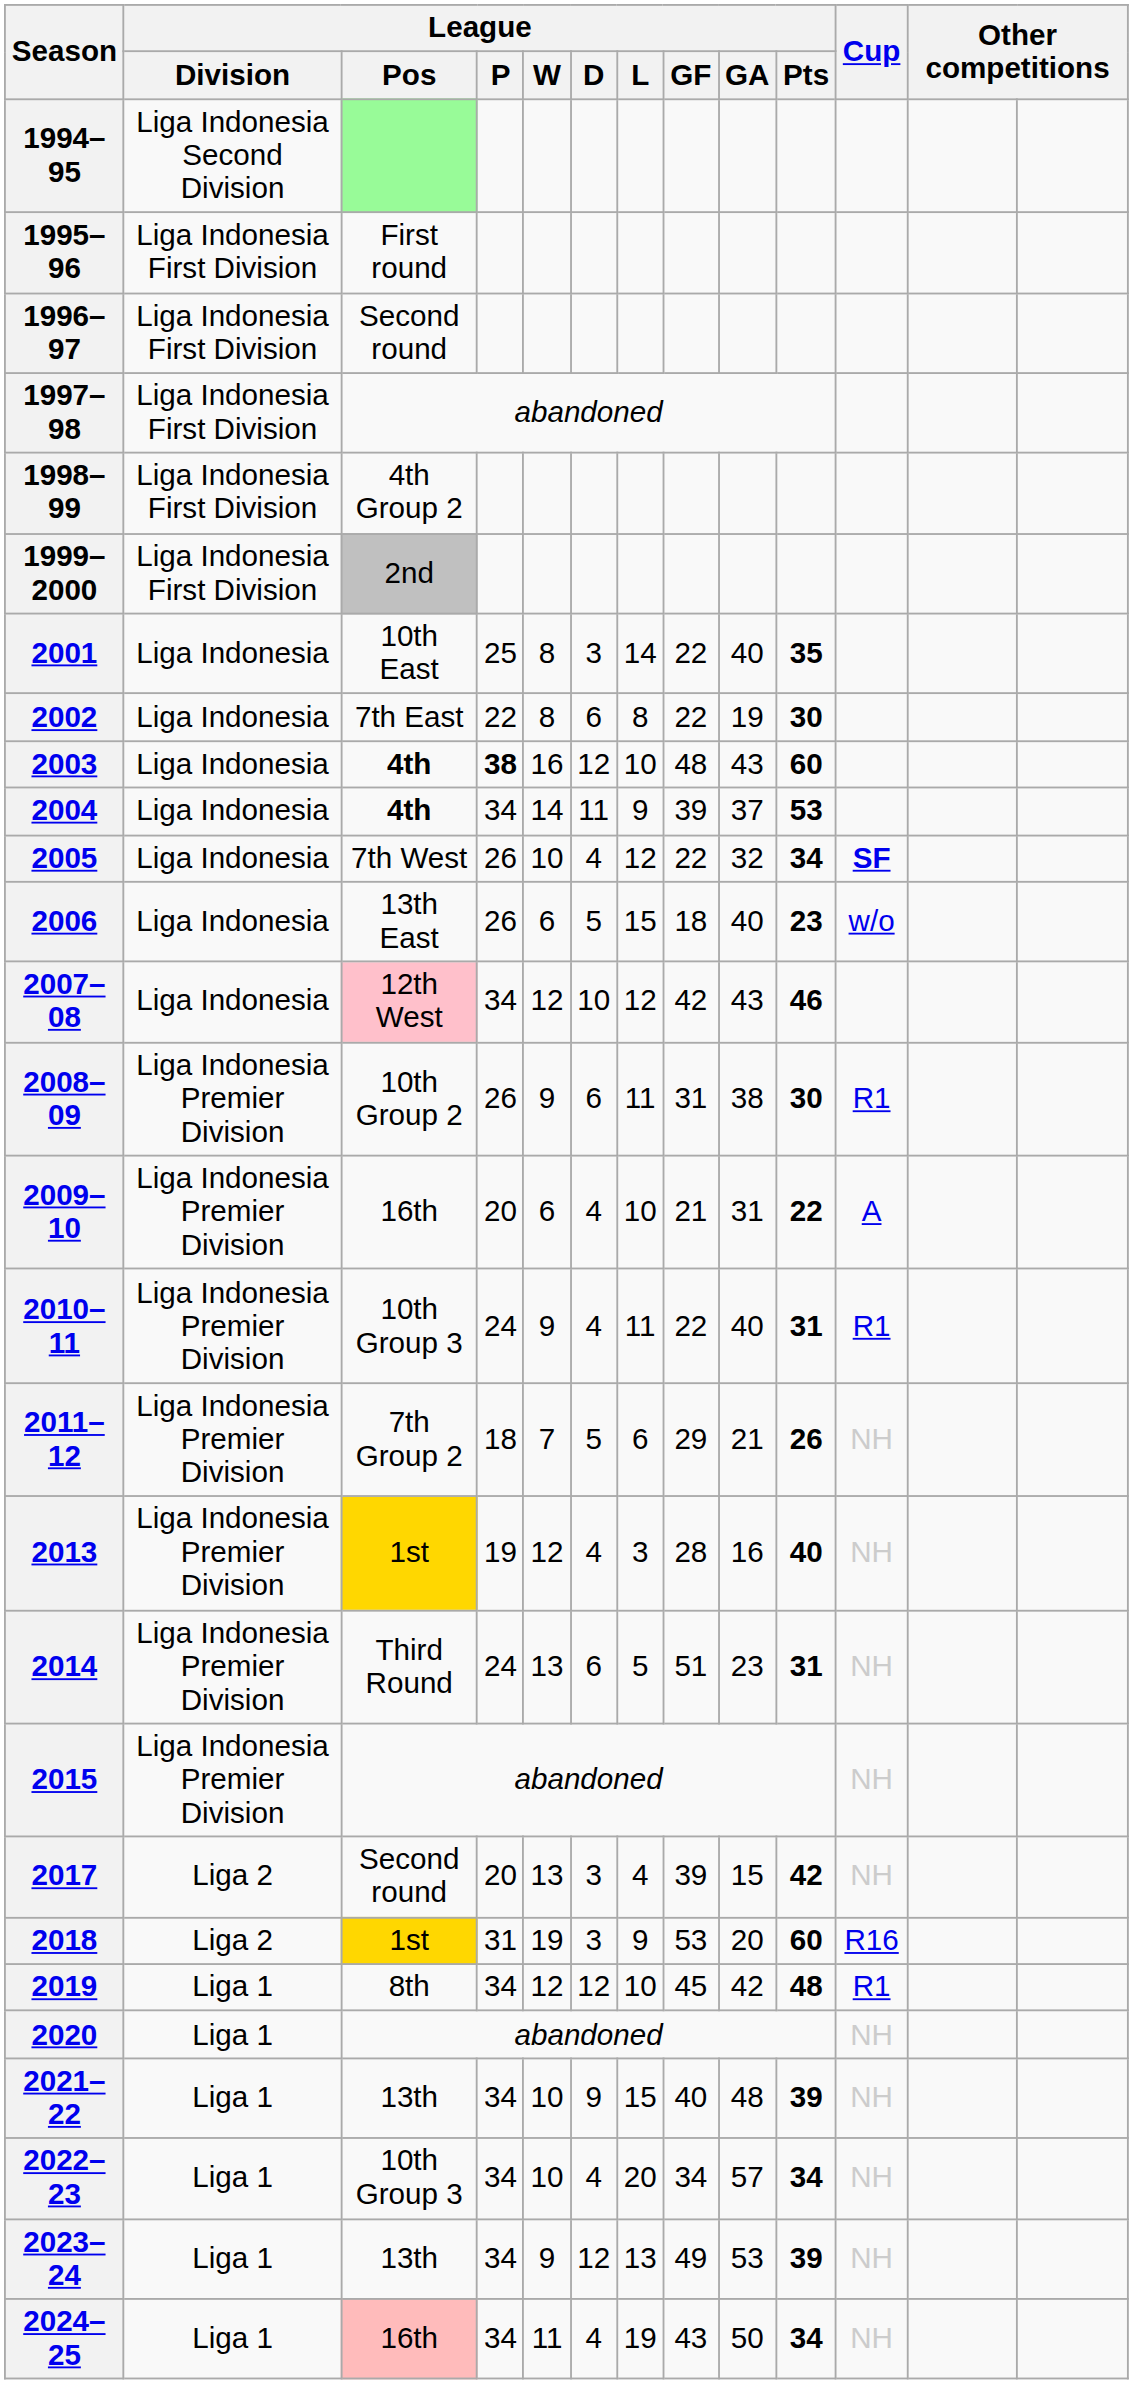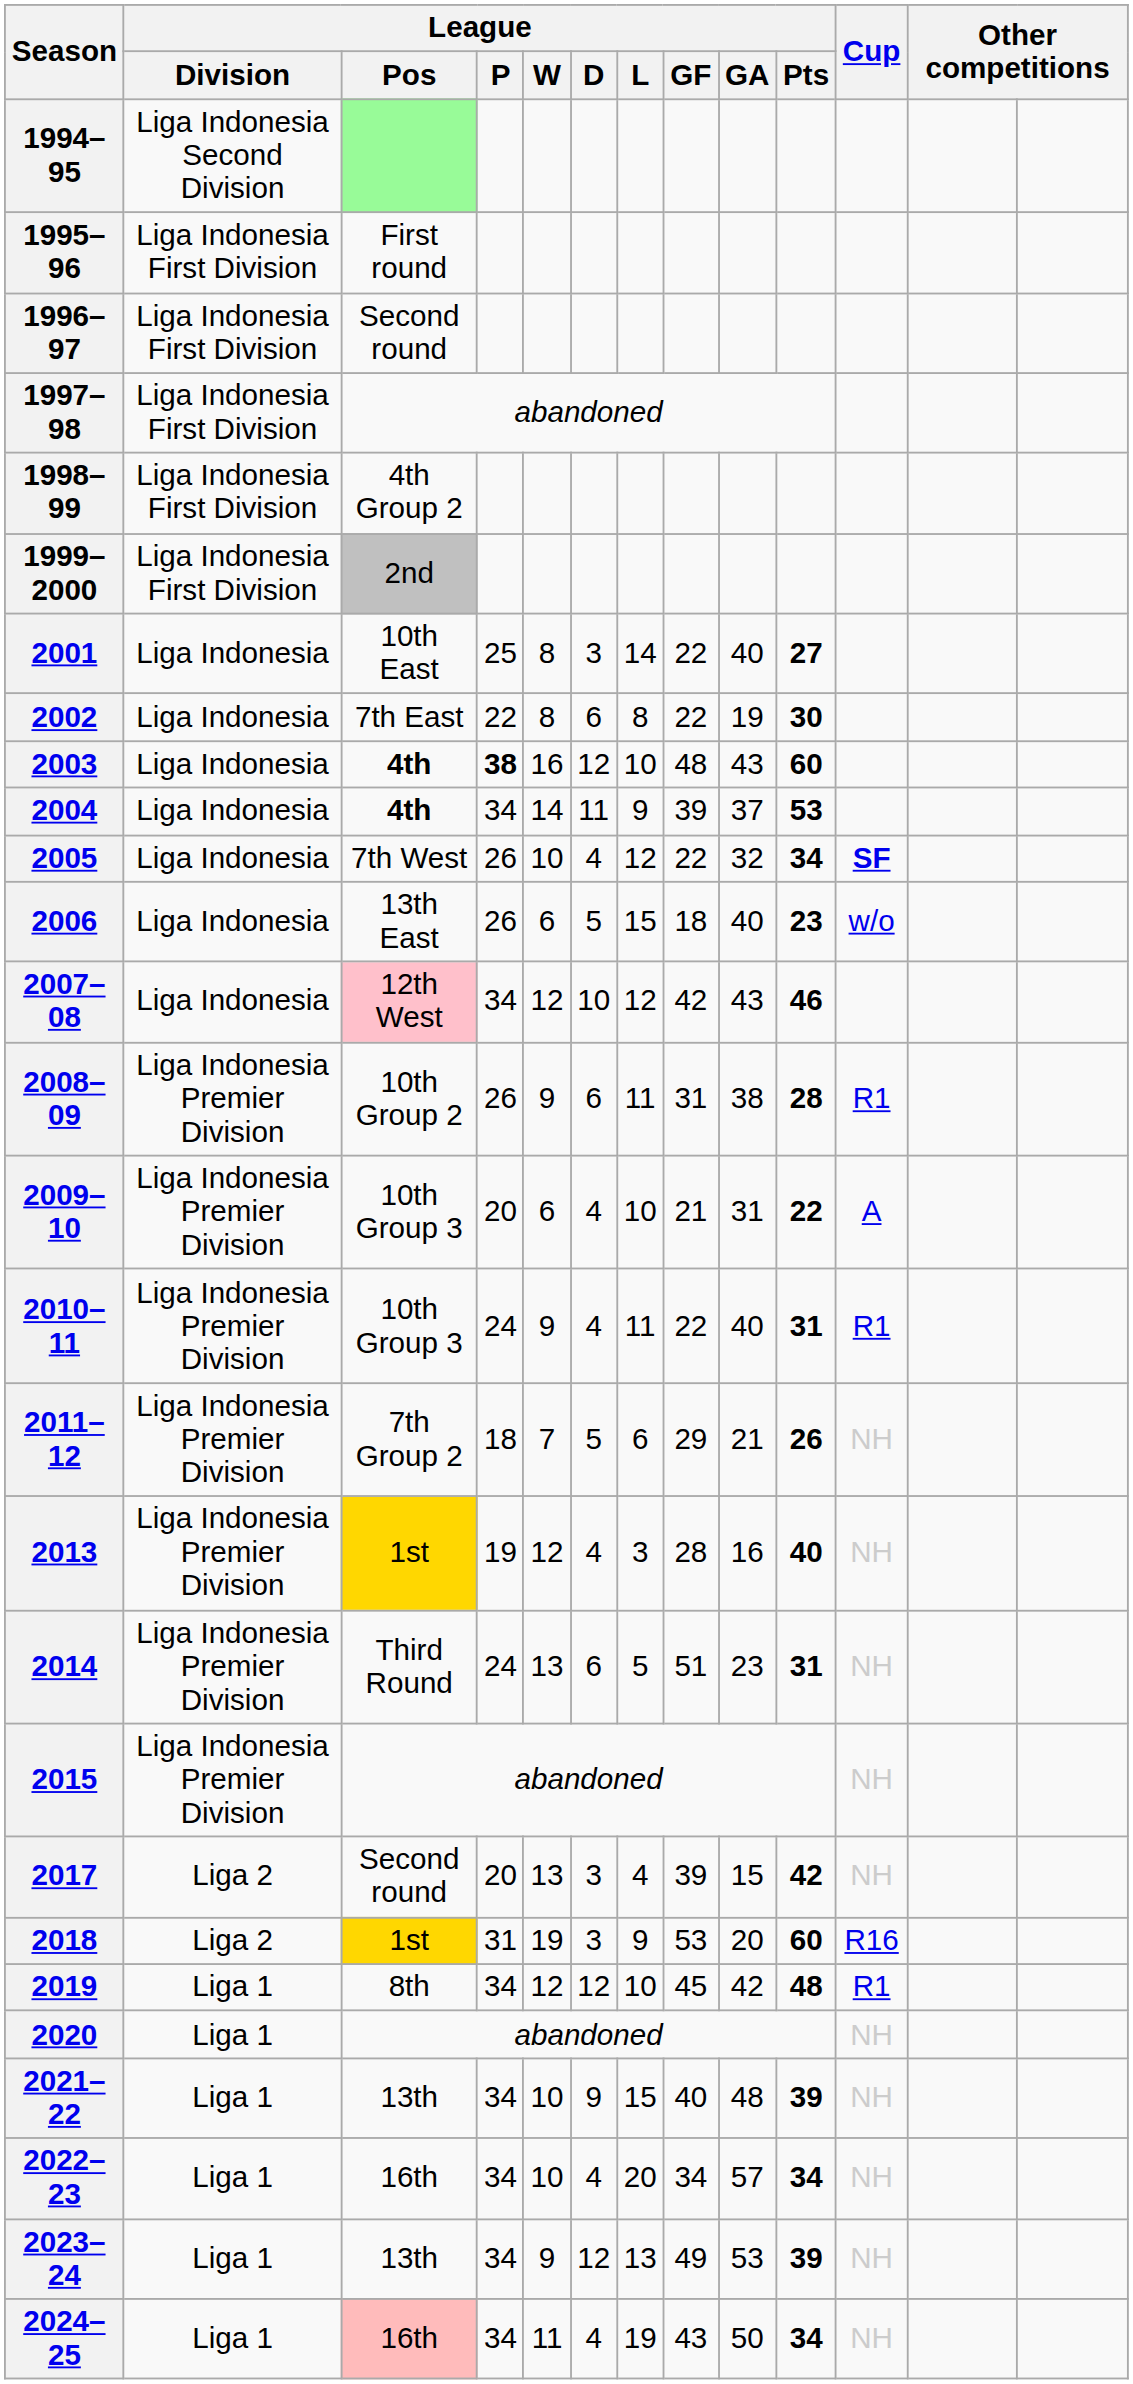(806, 653) 35 -> (806, 653) 27
(806, 1098) 30 -> (806, 1098) 28
(409, 1211) 16th -> (409, 1211) 10th Group 3
(409, 2177) 10th Group 3 -> (409, 2177) 16th
